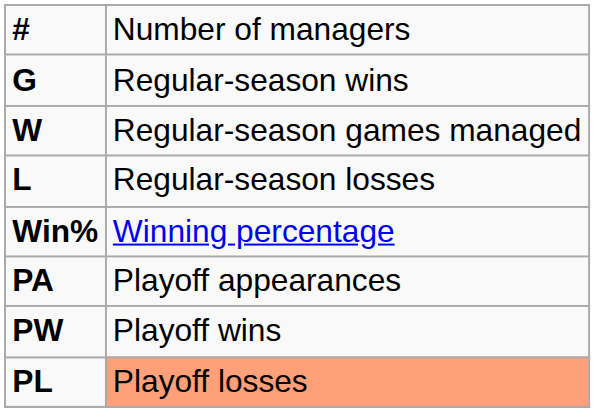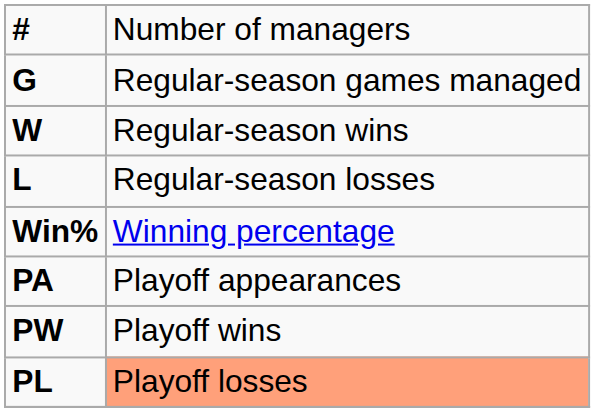(261, 79) Regular-season wins -> (347, 79) Regular-season games managed
(347, 130) Regular-season games managed -> (261, 130) Regular-season wins
